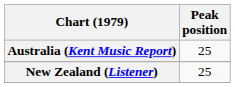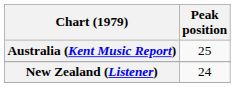(205, 72) 25 -> (205, 72) 24
